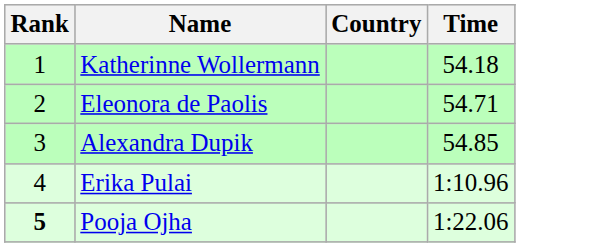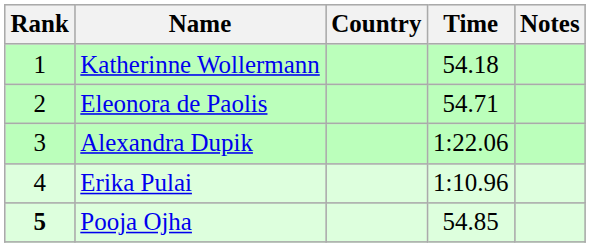+ column: (550, 24)
(471, 143) 54.85 -> (471, 143) 1:22.06
(471, 222) 1:22.06 -> (471, 222) 54.85
